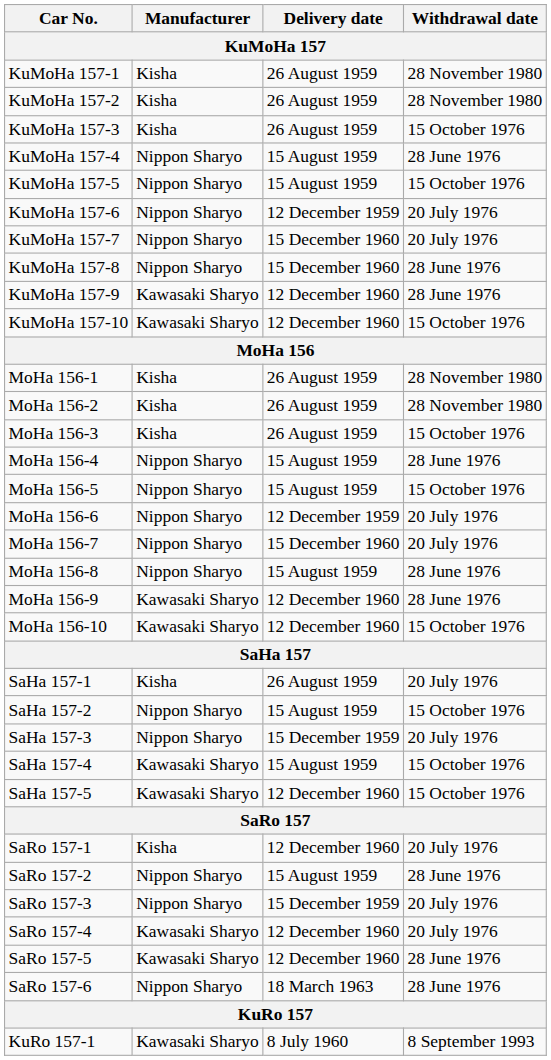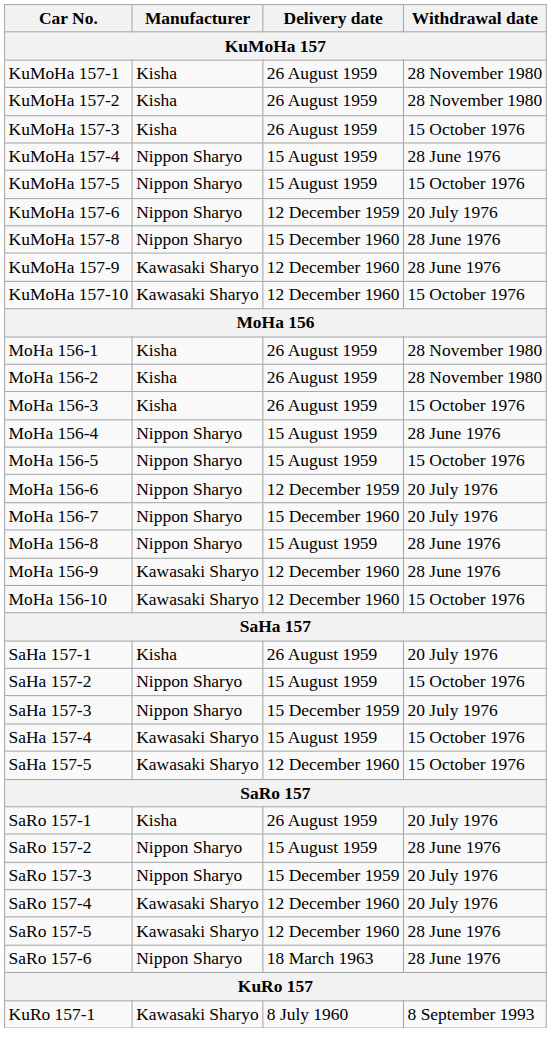- row: (64, 239)
(333, 848) 12 December 1960 -> (322, 820) 26 August 1959
